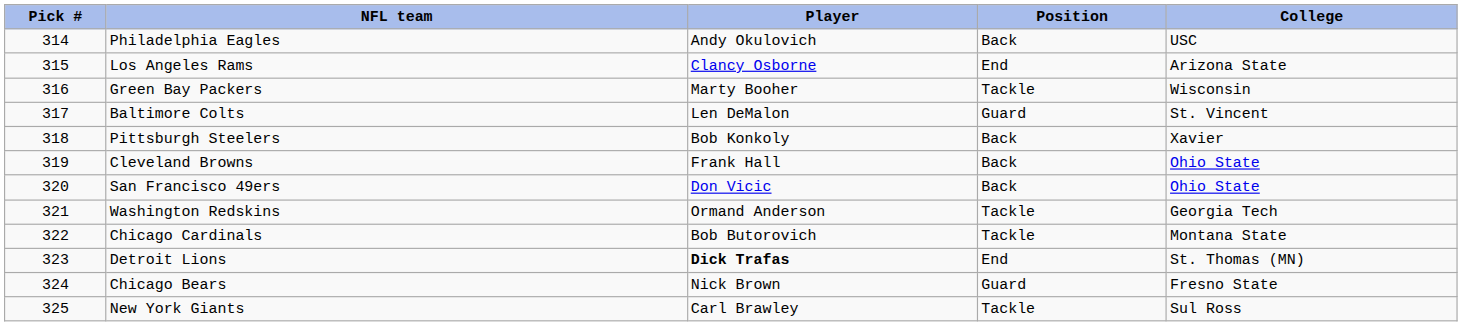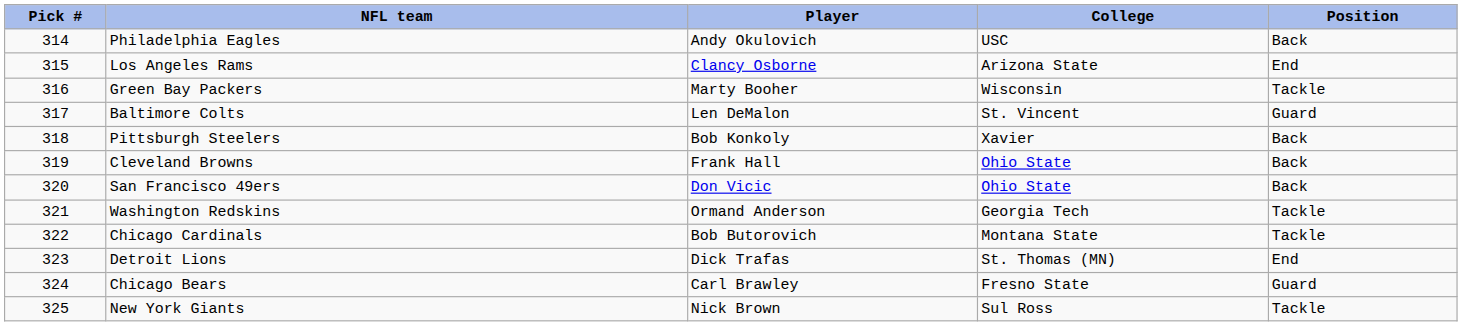columns swapped: (1072, 17) <-> (1312, 17)
(740, 260) bold -> (740, 260) normal
(736, 285) Nick Brown -> (745, 285) Carl Brawley
(745, 309) Carl Brawley -> (736, 309) Nick Brown
